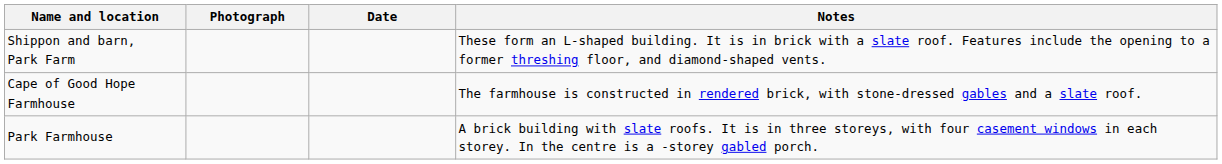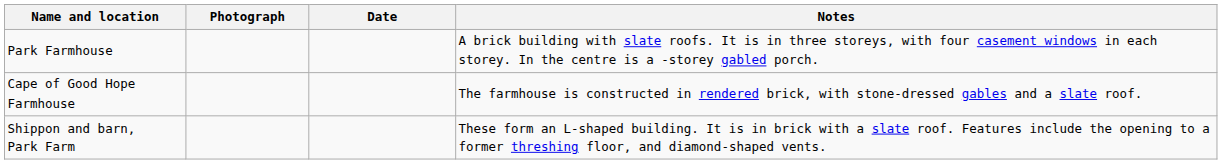rows swapped: (60, 137) <-> (71, 51)
